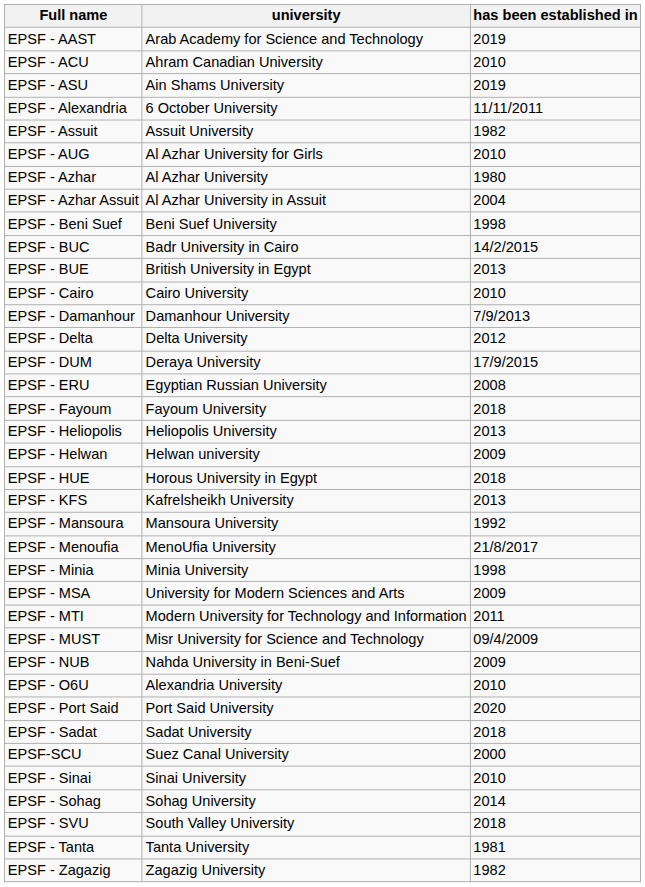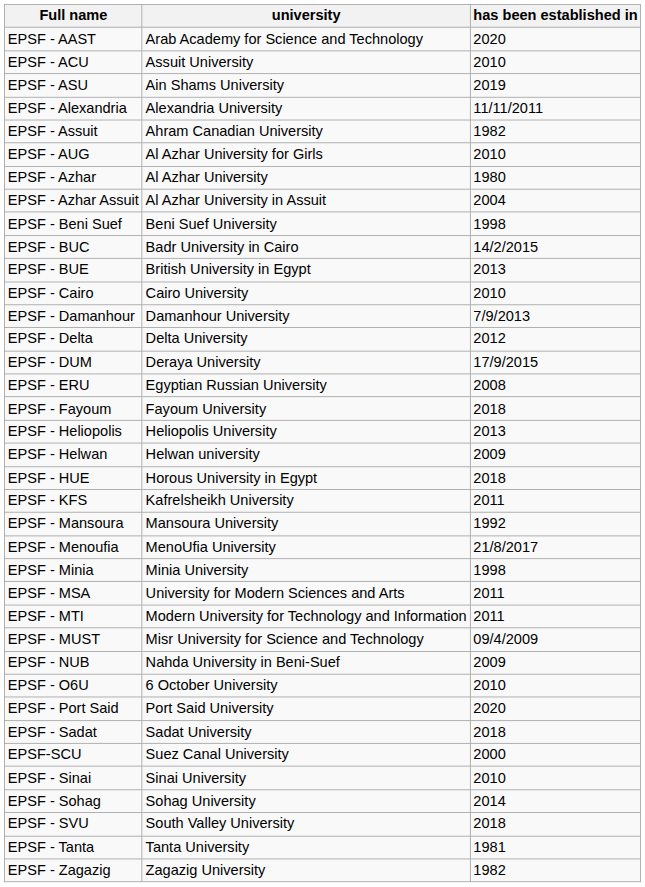(490, 39) 2019 -> (490, 39) 2020
(234, 62) Ahram Canadian University -> (199, 62) Assuit University
(212, 108) 6 October University -> (214, 108) Alexandria University
(199, 131) Assuit University -> (234, 131) Ahram Canadian University
(490, 500) 2013 -> (489, 500) 2011
(490, 593) 2009 -> (489, 593) 2011
(214, 685) Alexandria University -> (212, 685) 6 October University
